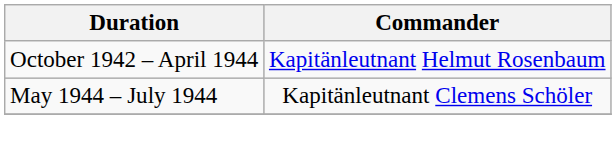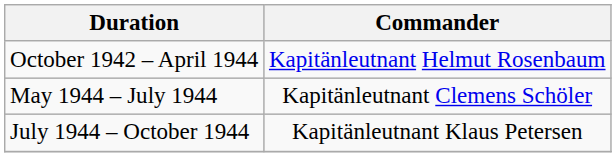+ row: (130, 132)
